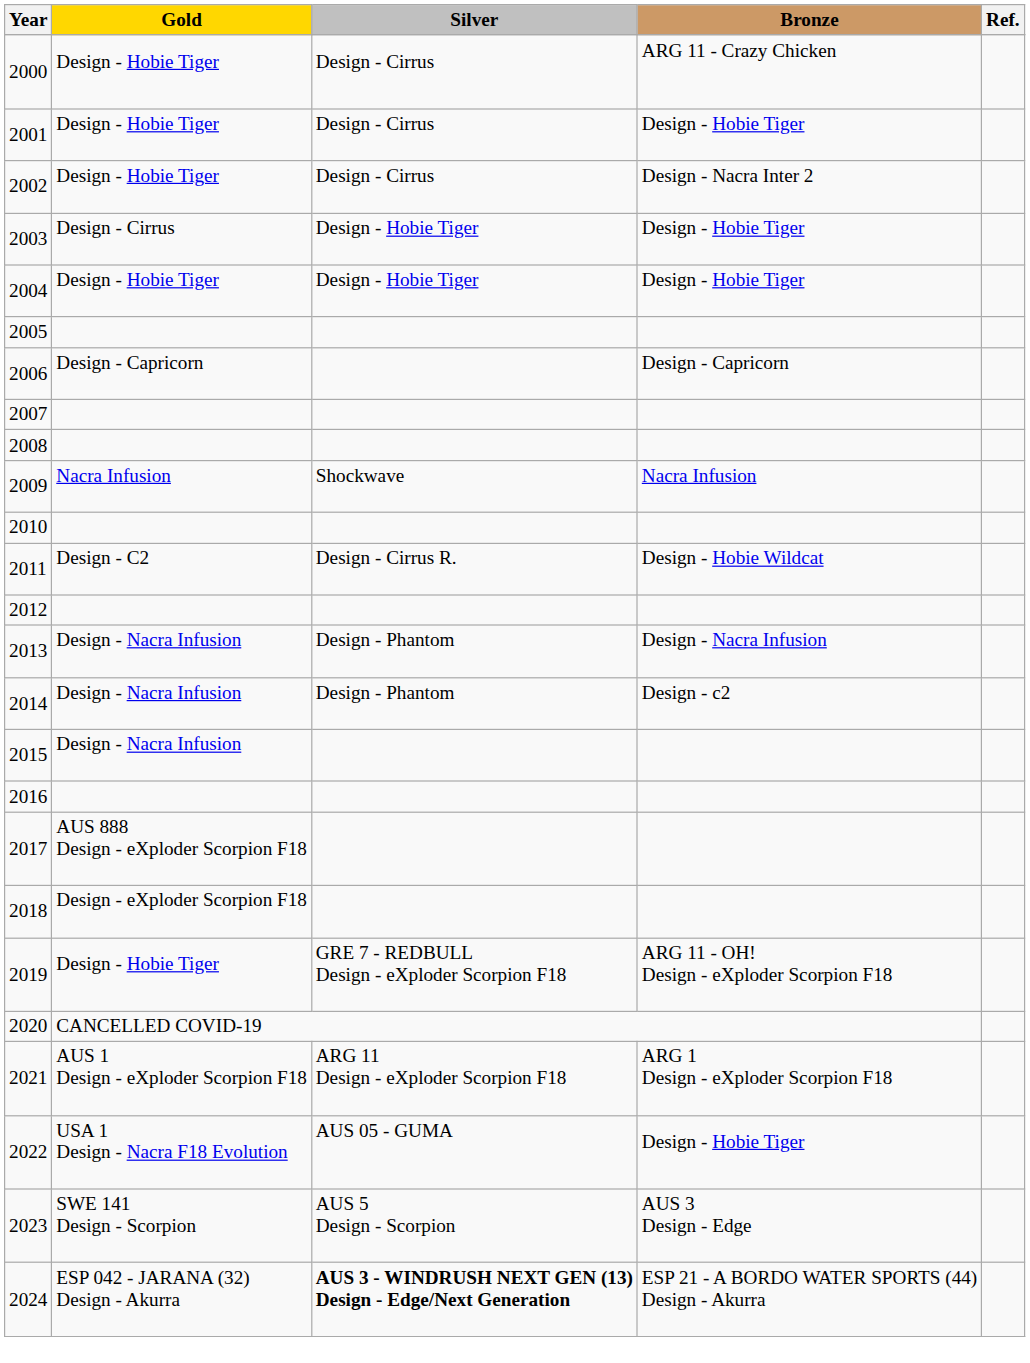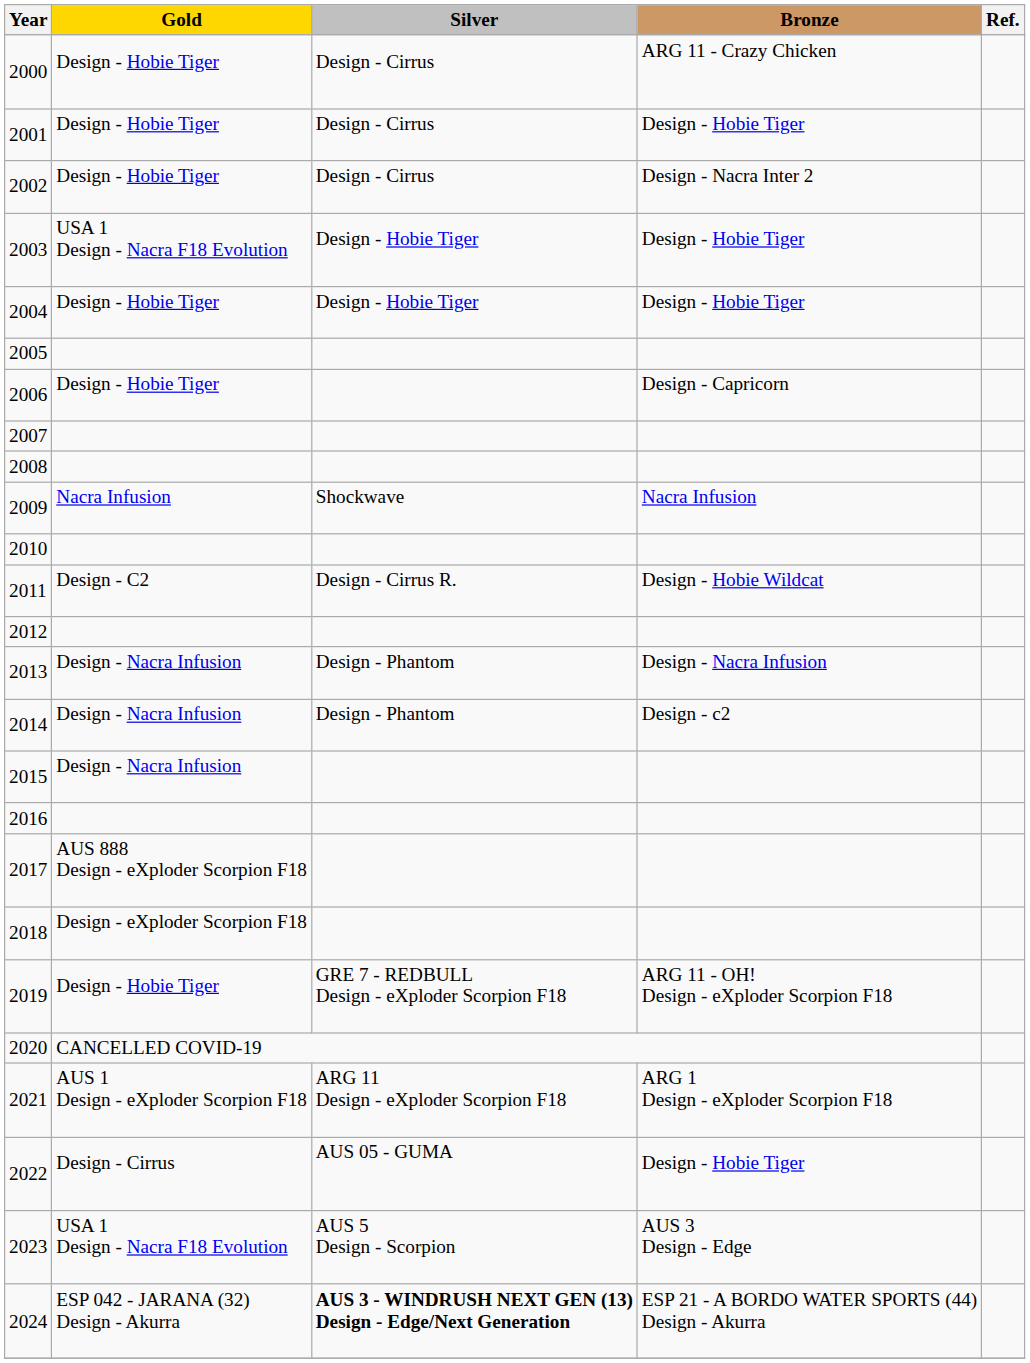(115, 227) Design - Cirrus -> (172, 238) USA 1 Design - Nacra F18 Evolution
(130, 362) Design - Capricorn -> (138, 384) Design - Hobie Tiger
(172, 1141) USA 1 Design - Nacra F18 Evolution -> (115, 1162) Design - Cirrus
(126, 1214) SWE 141 Design - Scorpion -> (172, 1236) USA 1 Design - Nacra F18 Evolution
